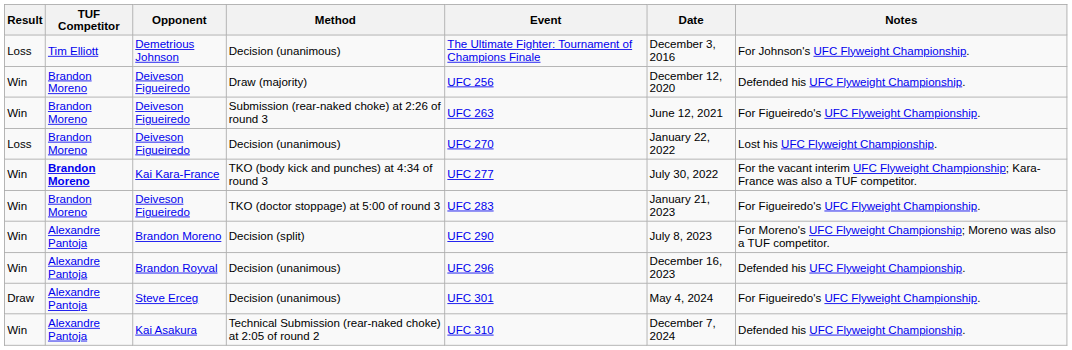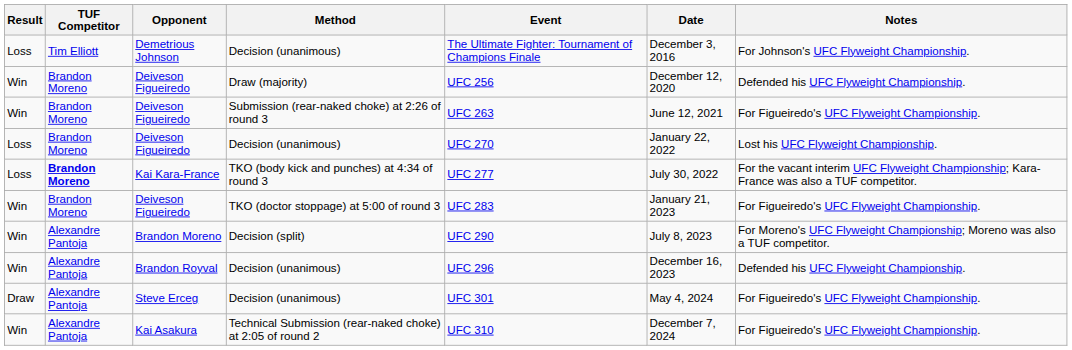(17, 174) Win -> (19, 174) Loss
(852, 329) Defended his UFC Flyweight Championship. -> (859, 329) For Figueiredo's UFC Flyweight Championship.
